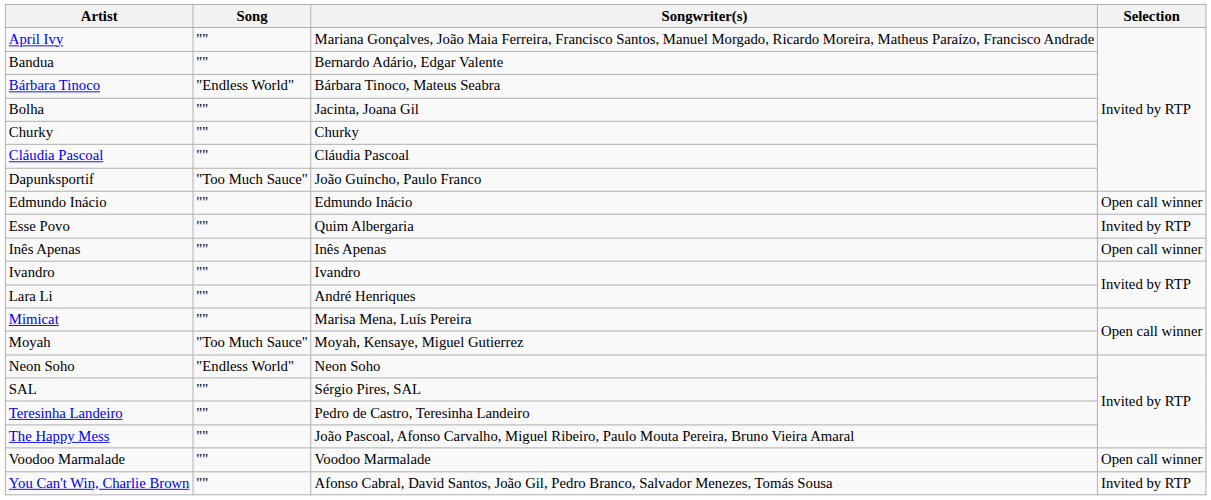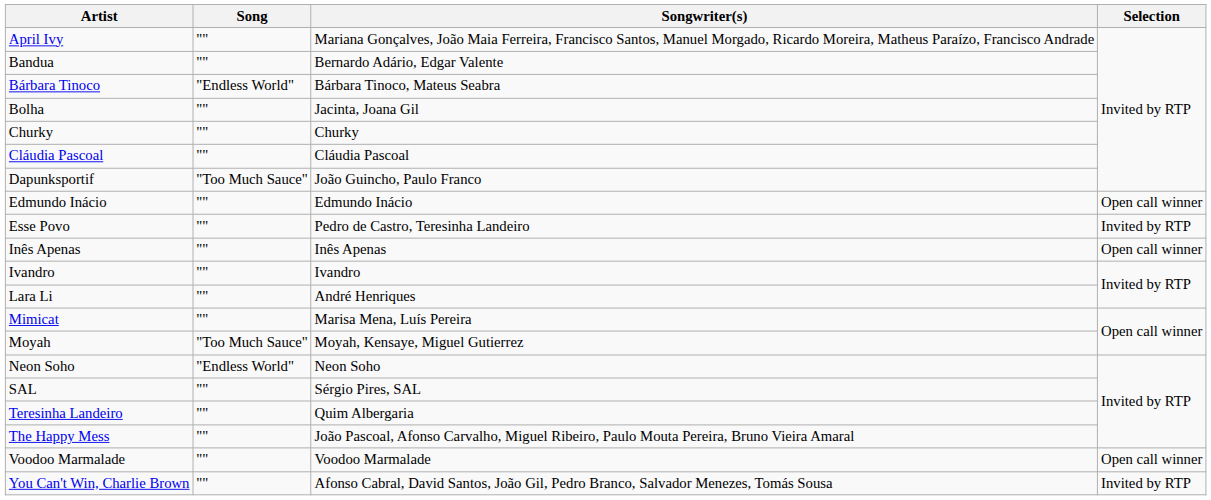(364, 226) Quim Albergaria -> (422, 226) Pedro de Castro, Teresinha Landeiro
(422, 413) Pedro de Castro, Teresinha Landeiro -> (364, 413) Quim Albergaria
